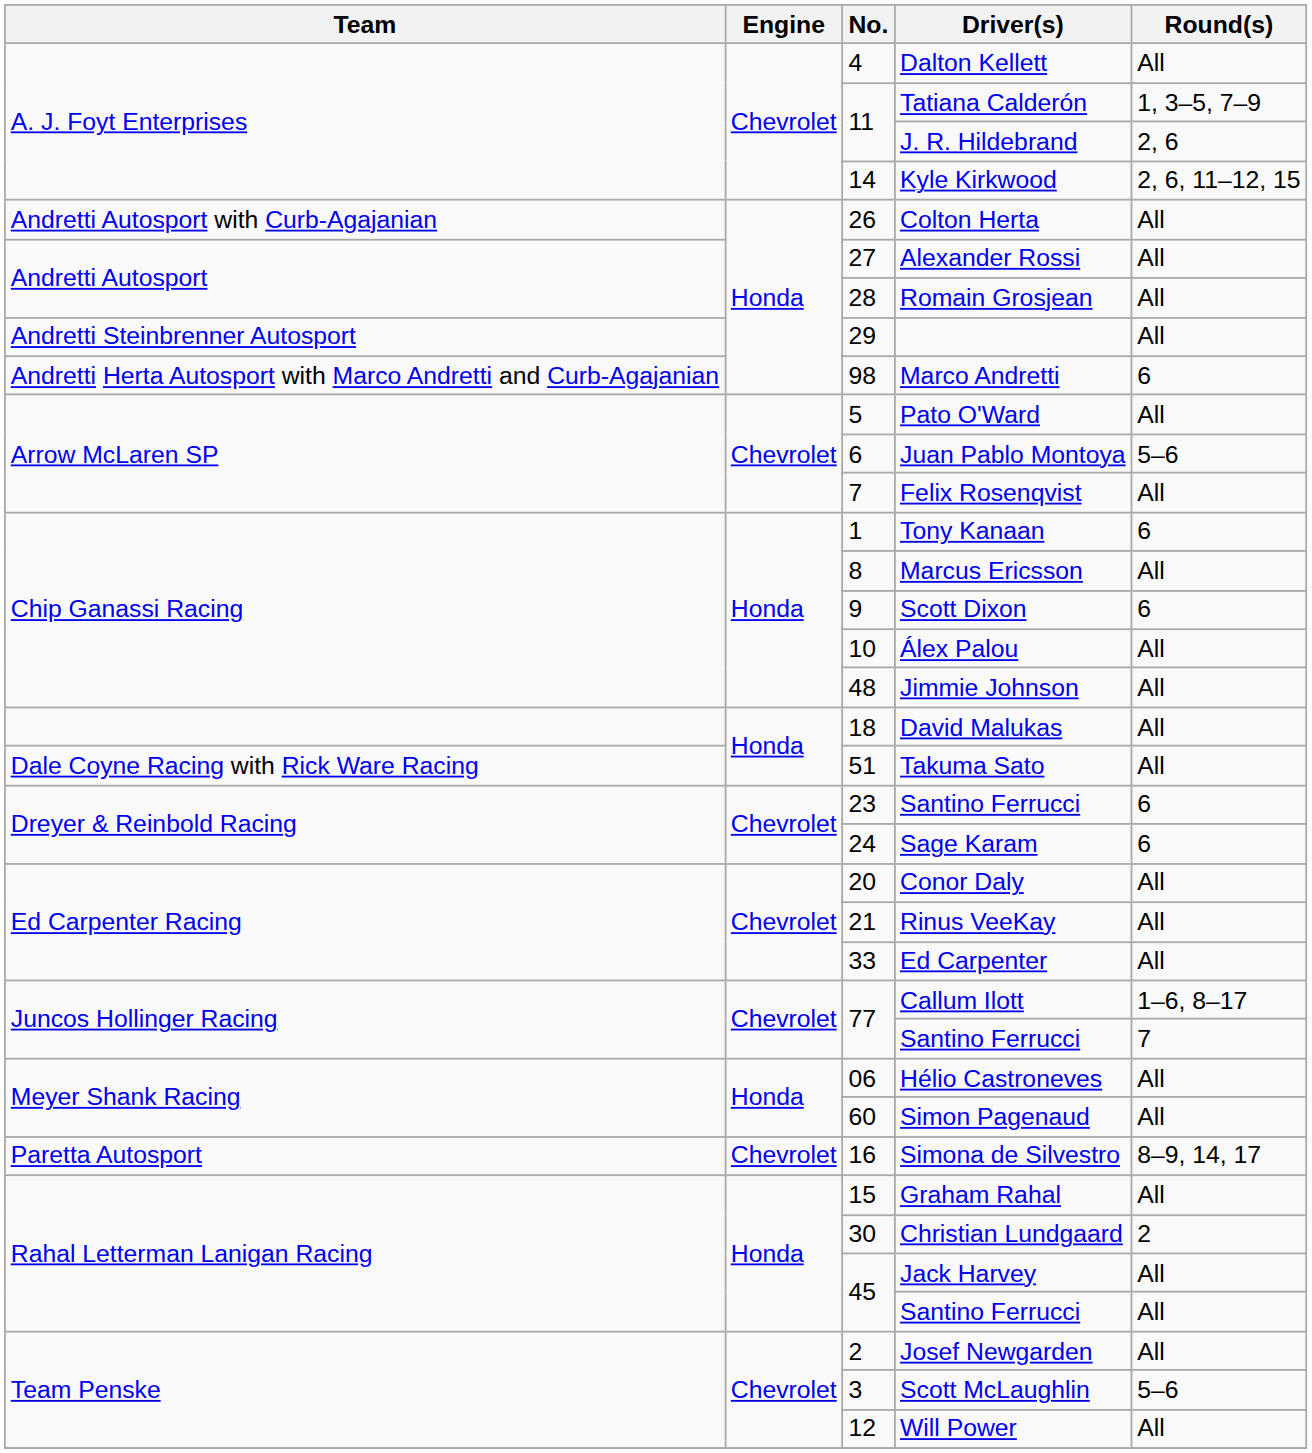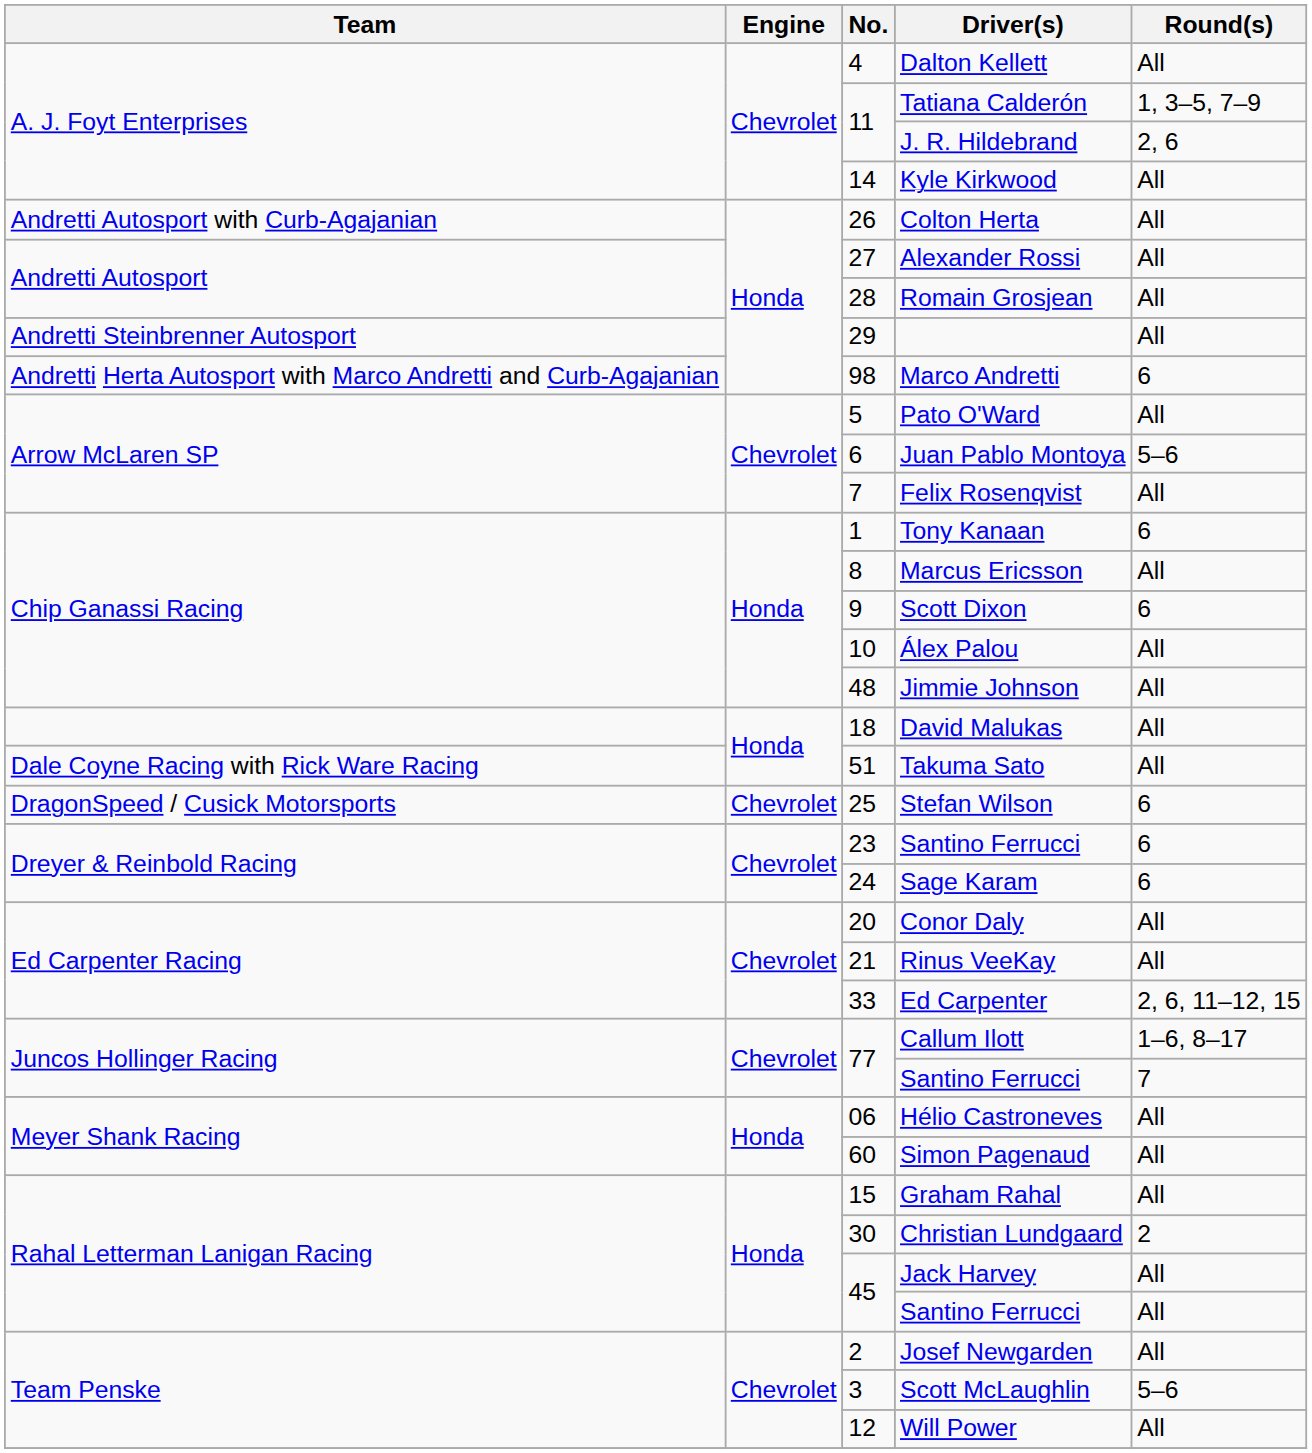(1219, 180) 2, 6, 11–12, 15 -> (1151, 180) All
+ row: (862, 804)
(1151, 960) All -> (1219, 999) 2, 6, 11–12, 15
- row: (862, 1155)
